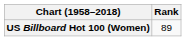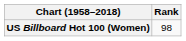(166, 28) 89 -> (166, 28) 98
